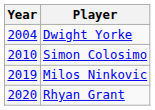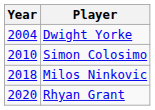(22, 75) 2019 -> (22, 75) 2018
